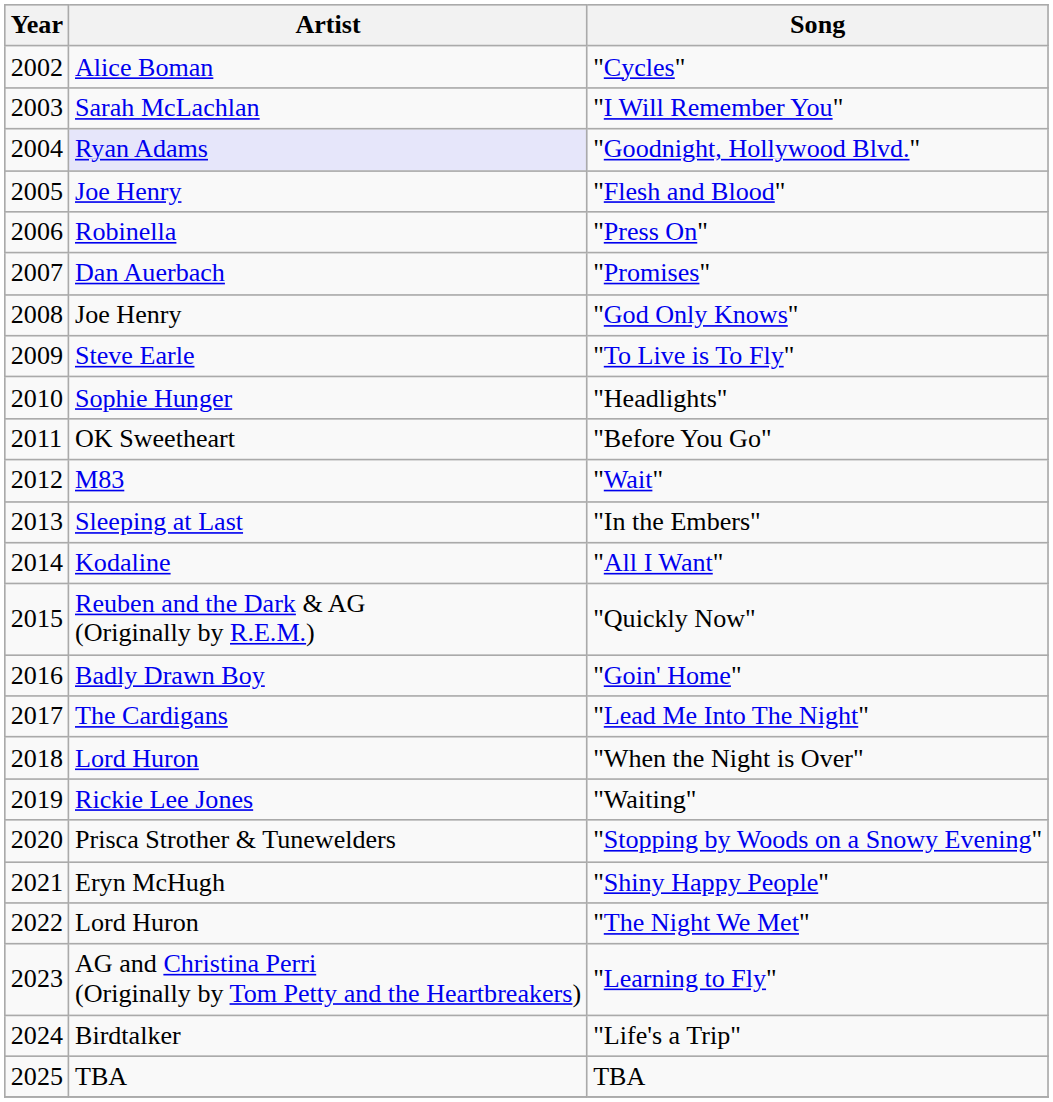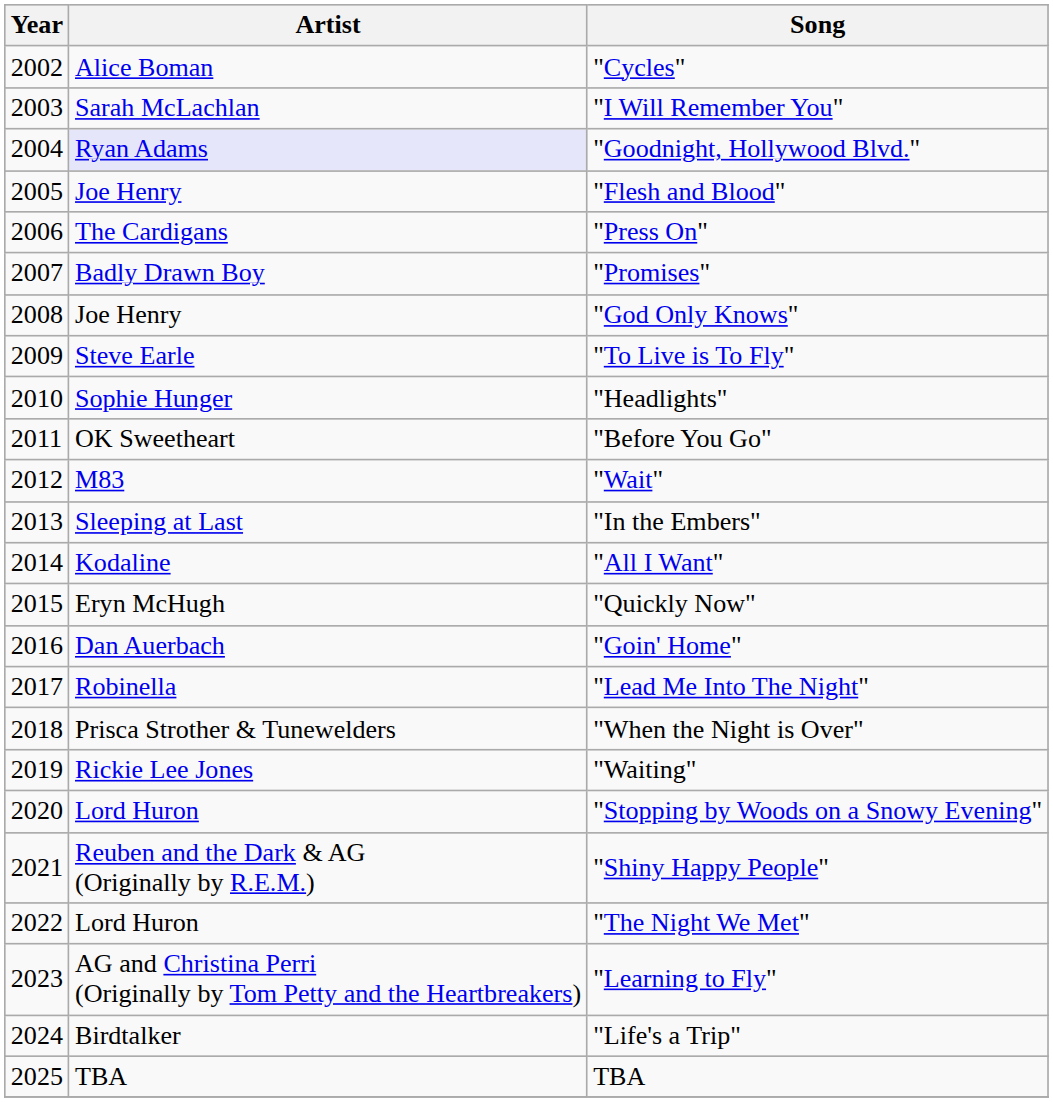(126, 231) Robinella -> (151, 231) The Cardigans
(150, 273) Dan Auerbach -> (170, 273) Badly Drawn Boy
(220, 618) Reuben and the Dark & AG (Originally by R.E.M.) -> (150, 604) Eryn McHugh
(170, 674) Badly Drawn Boy -> (150, 645) Dan Auerbach
(151, 716) The Cardigans -> (126, 686) Robinella
(137, 757) Lord Huron -> (235, 728) Prisca Strother & Tunewelders
(235, 840) Prisca Strother & Tunewelders -> (137, 811) Lord Huron
(150, 881) Eryn McHugh -> (220, 867) Reuben and the Dark & AG (Originally by R.E.M.)
